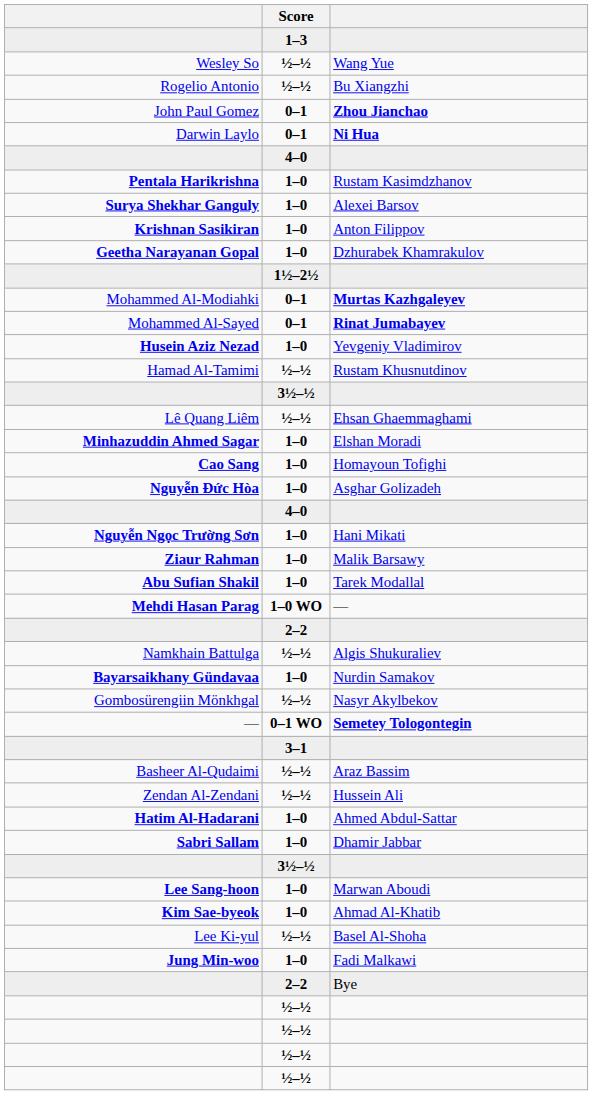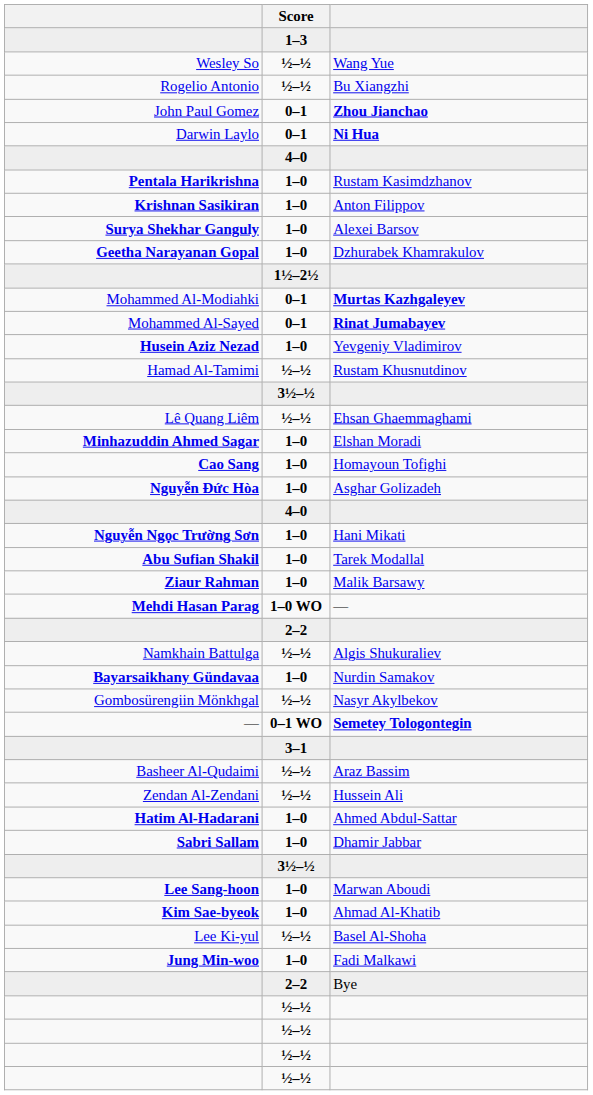rows swapped: (296, 228) <-> (296, 205)
rows swapped: (296, 559) <-> (296, 582)
